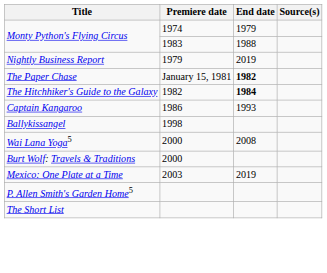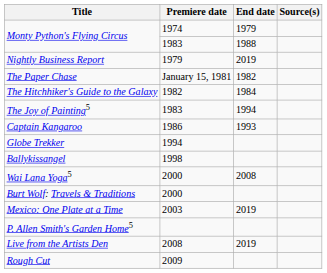(246, 76) bold -> (246, 76) normal
(246, 92) bold -> (246, 92) normal
+ row: (48, 109)
+ row: (35, 143)
+ row: (57, 244)
+ row: (28, 260)
- row: (35, 209)
